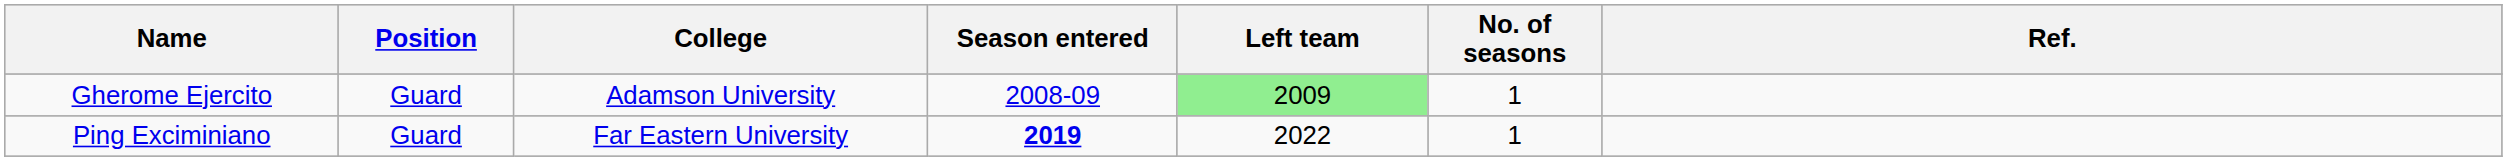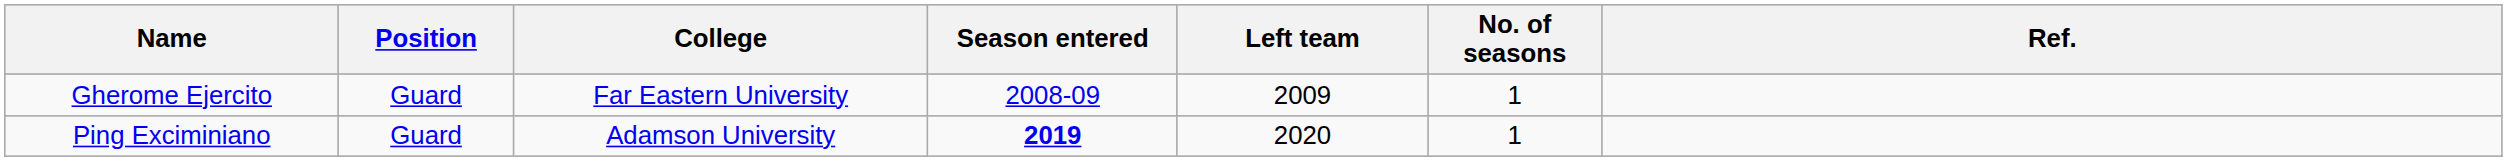(721, 94) Adamson University -> (721, 94) Far Eastern University
(1302, 94) lightgreen background -> (1302, 94) no background
(721, 135) Far Eastern University -> (721, 135) Adamson University
(1302, 135) 2022 -> (1302, 135) 2020
